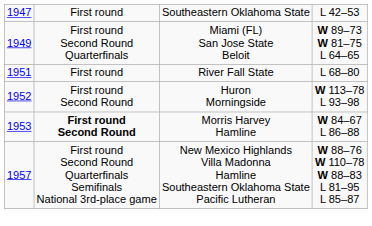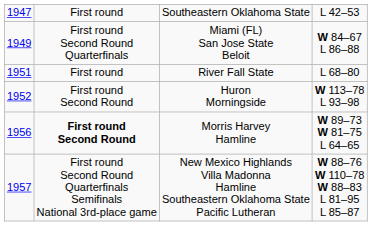(340, 43) W 89–73 W 81–75 L 64–65 -> (340, 43) W 84–67 L 86–88
(19, 126) 1953 -> (19, 132) 1956
(340, 126) W 84–67 L 86–88 -> (340, 132) W 89–73 W 81–75 L 64–65
